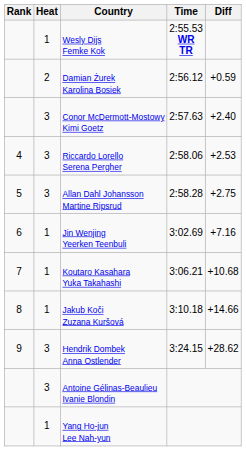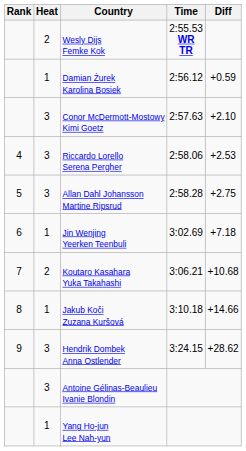(47, 39) 1 -> (47, 39) 2
(47, 78) 2 -> (47, 78) 1
(223, 117) +2.40 -> (223, 117) +2.10
(223, 233) +7.16 -> (223, 233) +7.18
(47, 271) 1 -> (47, 271) 2
